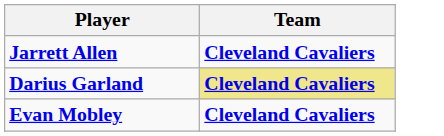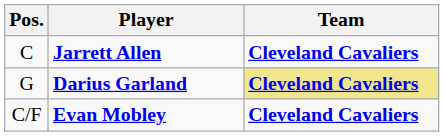+ column: (27, 20)
